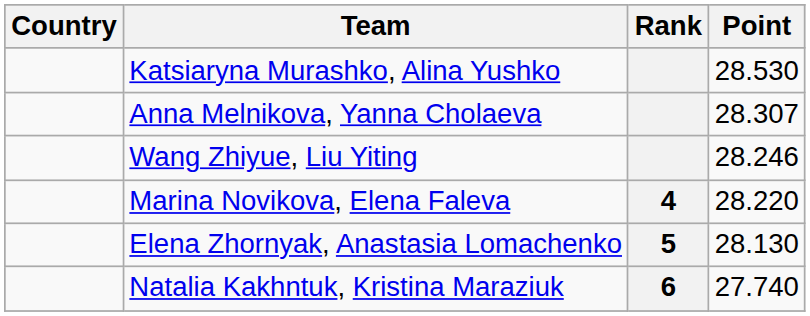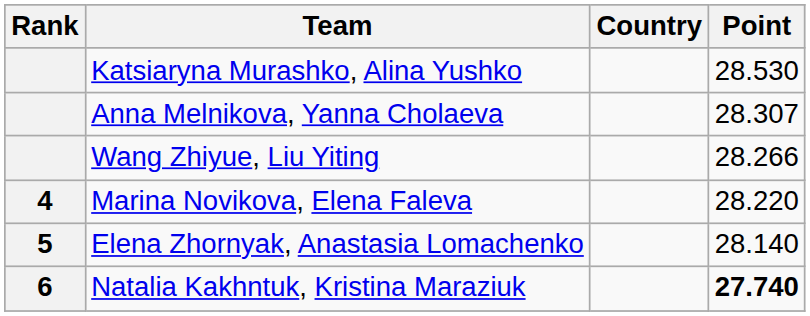columns swapped: (668, 26) <-> (64, 26)
(757, 157) 28.246 -> (757, 157) 28.266
(757, 244) 28.130 -> (757, 244) 28.140
(757, 288) normal -> (757, 288) bold
